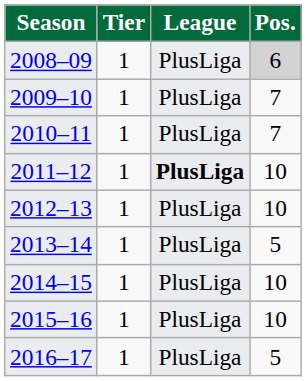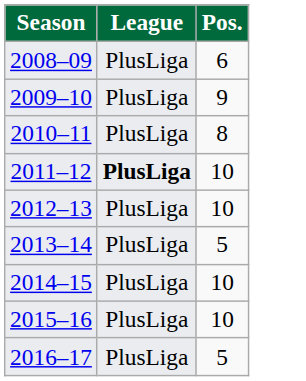- column: (124, 23)
(275, 60) lightgrey background -> (222, 60) no background
(275, 97) 7 -> (222, 97) 9
(275, 134) 7 -> (222, 134) 8
